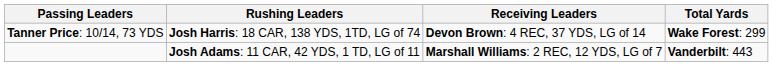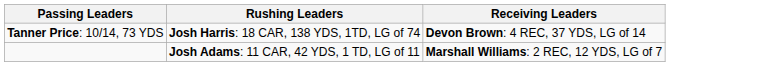- column: (717, 14)
